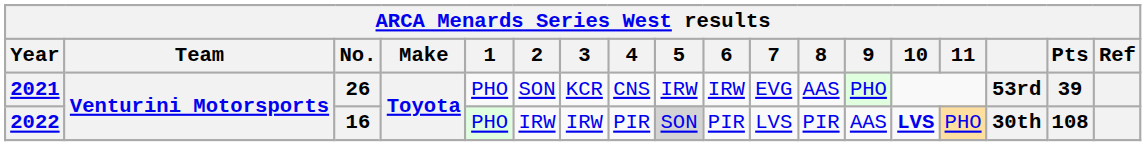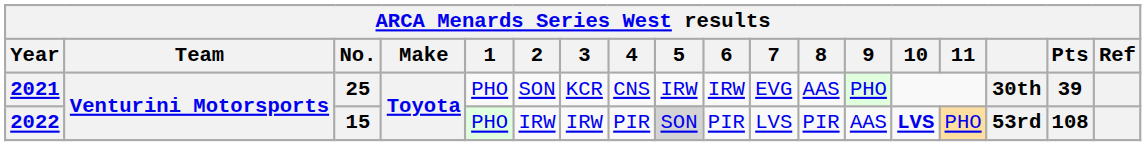(358, 89) 26 -> (358, 89) 25
(1017, 89) 53rd -> (1017, 89) 30th
(358, 122) 16 -> (358, 122) 15
(1017, 122) 30th -> (1017, 122) 53rd
